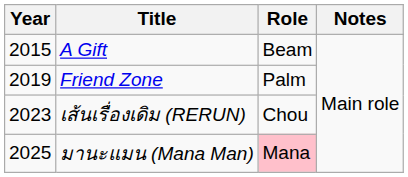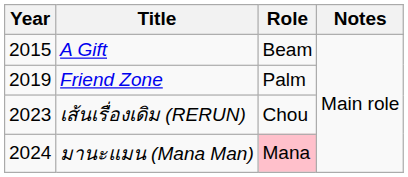(30, 152) 2025 -> (30, 152) 2024
